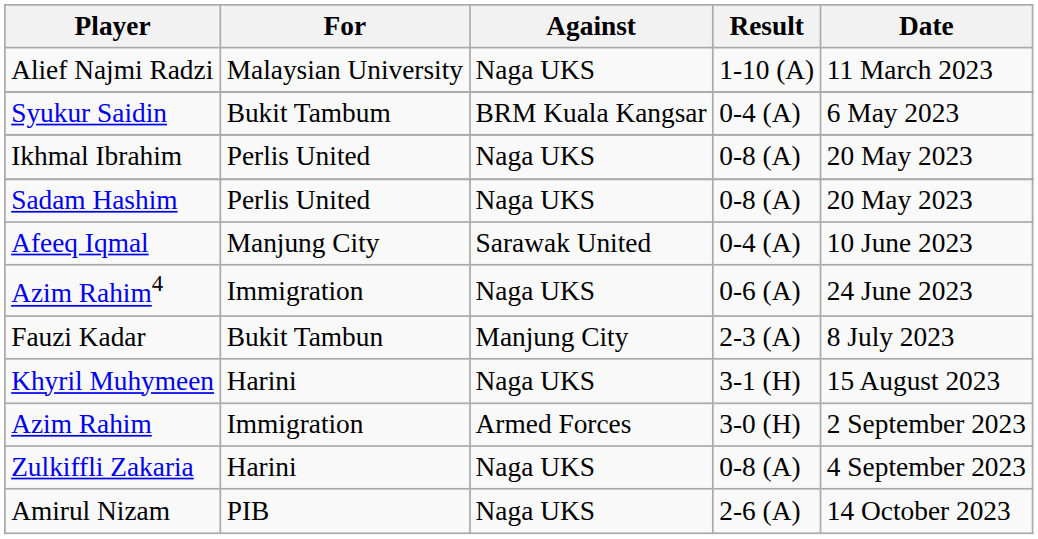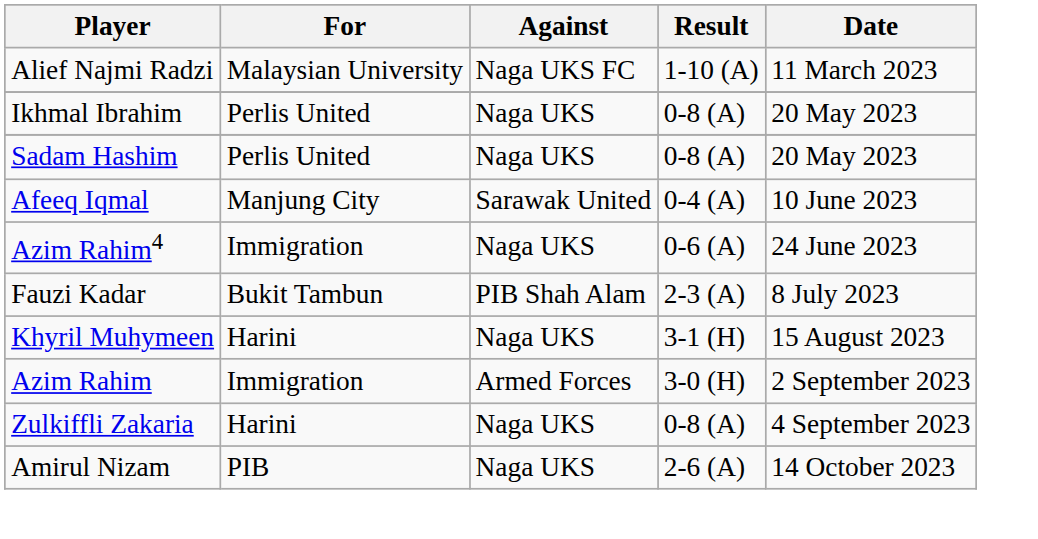(535, 69) Naga UKS -> (555, 69) Naga UKS FC
- row: (89, 112)
(552, 337) Manjung City -> (561, 293) PIB Shah Alam
